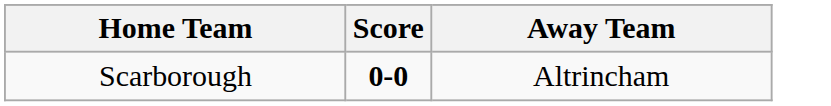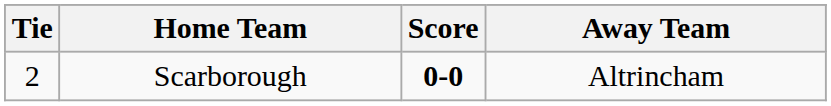+ column: (32, 28)
